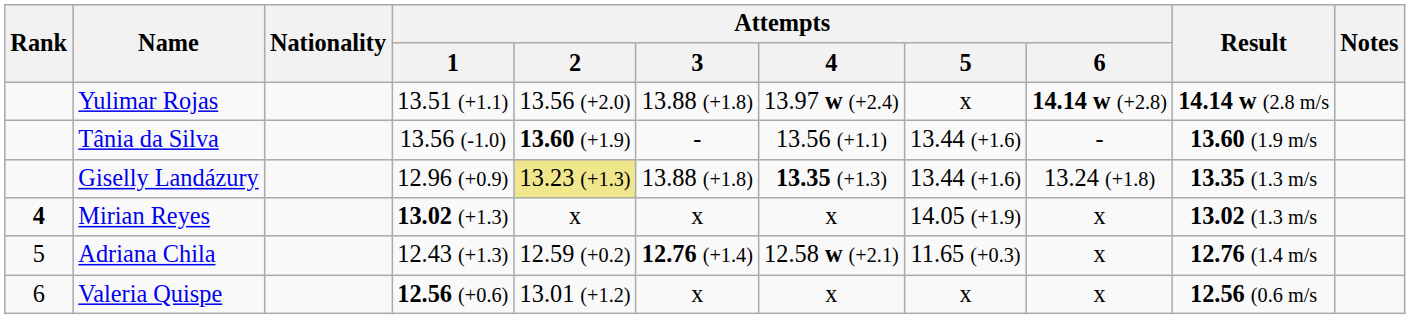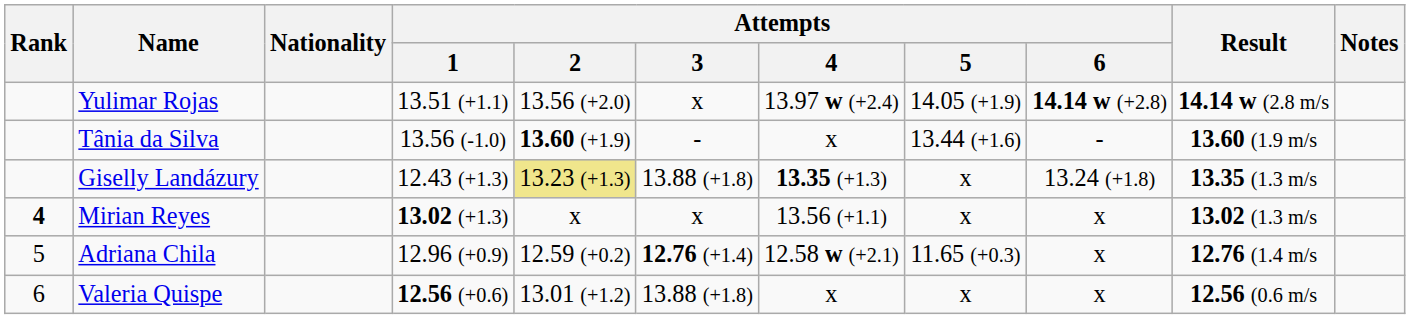(697, 100) 13.88 (+1.8) -> (697, 100) x
(966, 100) x -> (966, 100) 14.05 (+1.9)
(831, 139) 13.56 (+1.1) -> (831, 139) x
(453, 178) 12.96 (+0.9) -> (453, 178) 12.43 (+1.3)
(966, 178) 13.44 (+1.6) -> (966, 178) x
(831, 216) x -> (831, 216) 13.56 (+1.1)
(966, 216) 14.05 (+1.9) -> (966, 216) x
(453, 255) 12.43 (+1.3) -> (453, 255) 12.96 (+0.9)
(697, 293) x -> (697, 293) 13.88 (+1.8)
